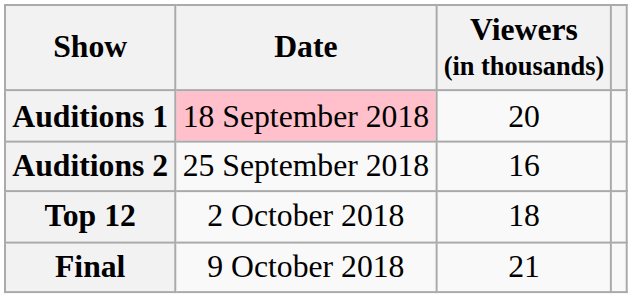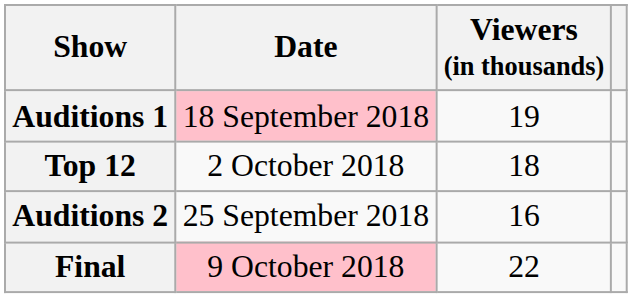(524, 115) 20 -> (524, 115) 19
rows swapped: (90, 165) <-> (90, 215)
(306, 266) no background -> (306, 266) pink background
(524, 266) 21 -> (524, 266) 22
